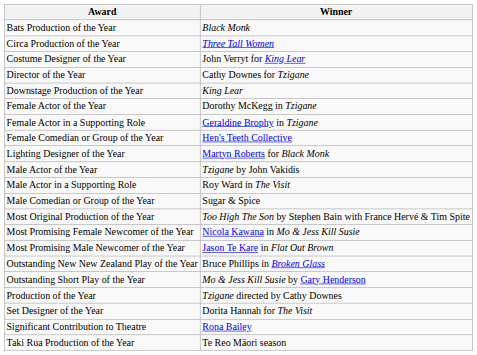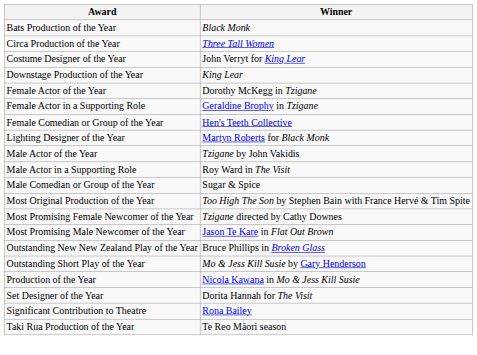- row: (46, 75)
(281, 232) Nicola Kawana in Mo & Jess Kill Susie -> (272, 216) Tzigane directed by Cathy Downes
(272, 295) Tzigane directed by Cathy Downes -> (281, 279) Nicola Kawana in Mo & Jess Kill Susie
